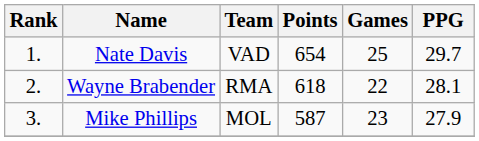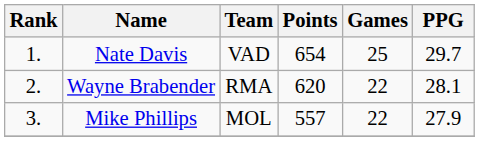(310, 86) 618 -> (310, 86) 620
(310, 119) 587 -> (310, 119) 557
(378, 119) 23 -> (378, 119) 22
